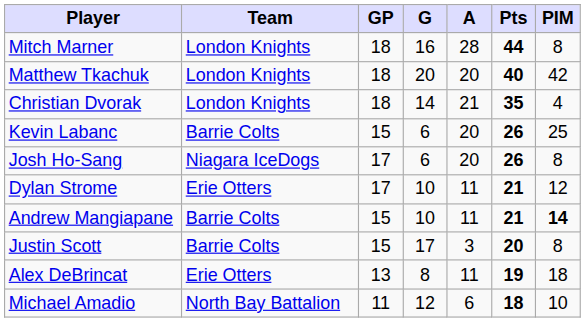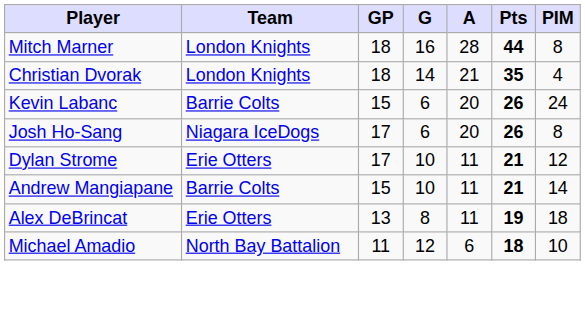- row: (79, 75)
(558, 132) 25 -> (558, 103) 24
(558, 217) bold -> (558, 189) normal
- row: (55, 246)
